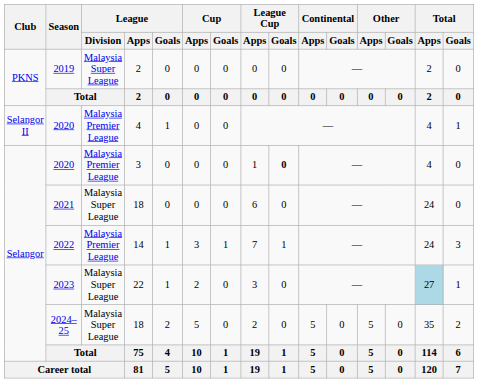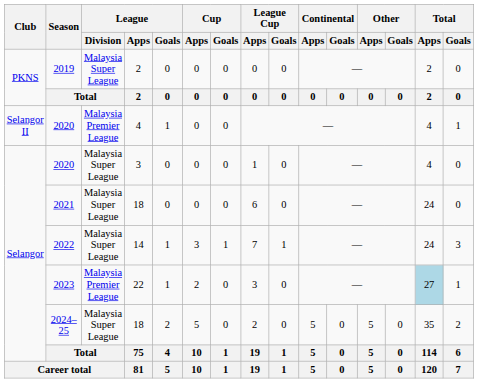(103, 165) Malaysia Premier League -> (103, 165) Malaysia Super League
(284, 165) bold -> (284, 165) normal
(103, 245) Malaysia Premier League -> (103, 245) Malaysia Super League
(103, 285) Malaysia Super League -> (103, 285) Malaysia Premier League
